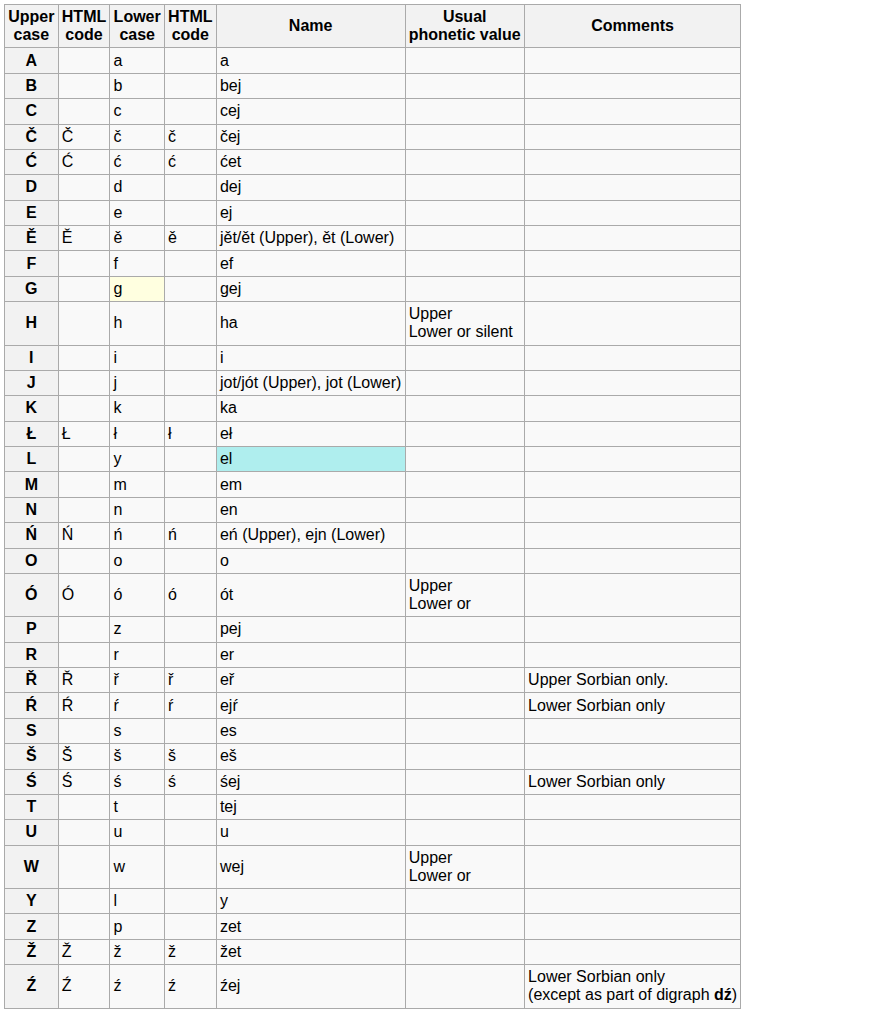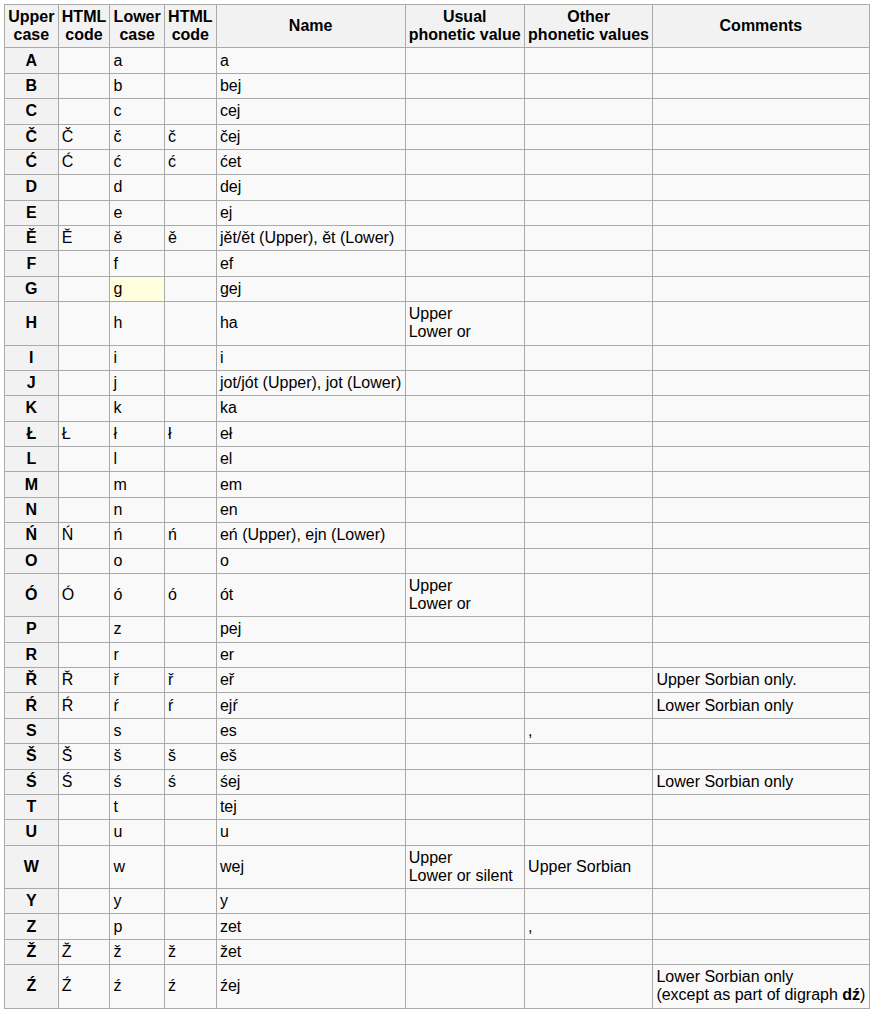+ column: (589, 26)
(461, 323) Upper Lower or silent -> (440, 323) Upper Lower or
(118, 459) y -> (115, 459) l
(226, 459) paleturquoise background -> (226, 459) no background
(440, 866) Upper Lower or -> (461, 866) Upper Lower or silent
(115, 901) l -> (118, 901) y
